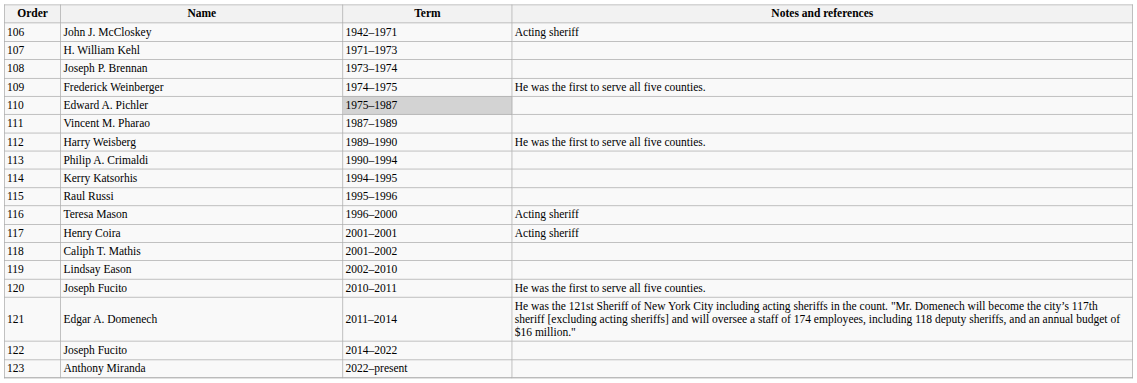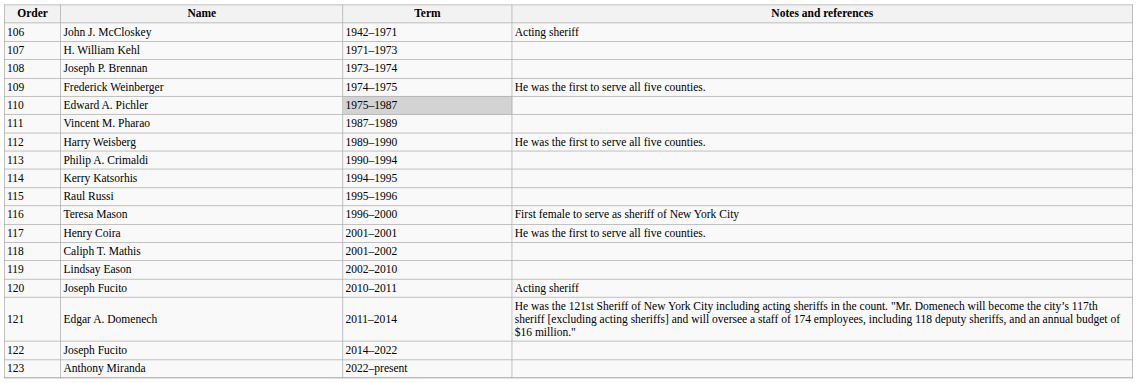(547, 215) Acting sheriff -> (627, 215) First female to serve as sheriff of New York City
(547, 233) Acting sheriff -> (610, 233) He was the first to serve all five counties.
(610, 288) He was the first to serve all five counties. -> (547, 288) Acting sheriff
